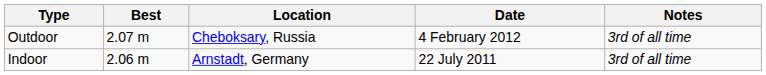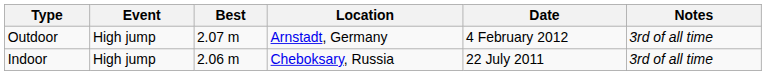+ column: (142, 15)
(254, 37) Cheboksary, Russia -> (329, 37) Arnstadt, Germany
(250, 59) Arnstadt, Germany -> (332, 59) Cheboksary, Russia
